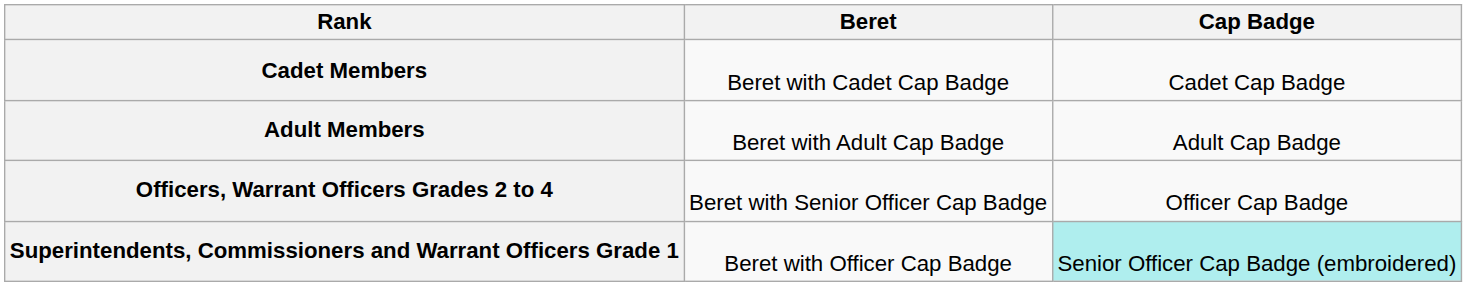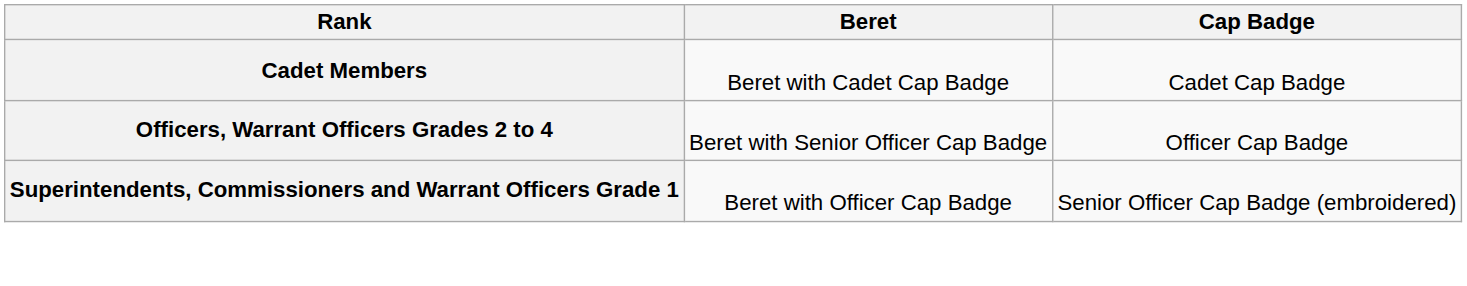- row: (344, 130)
(1257, 263) paleturquoise background -> (1257, 203) no background
